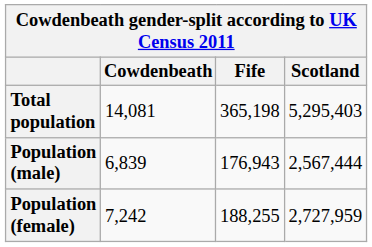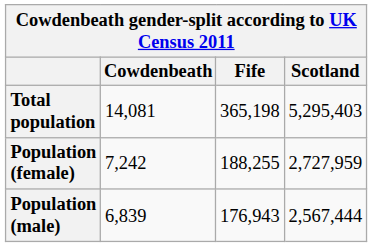rows swapped: (53, 163) <-> (53, 215)
